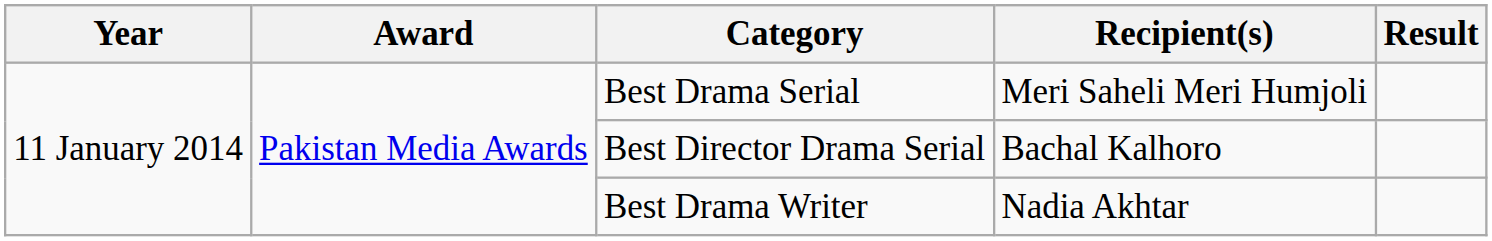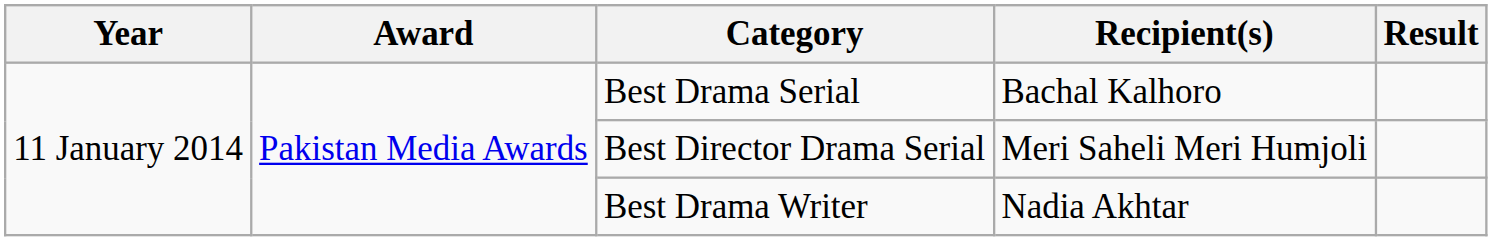(1184, 91) Meri Saheli Meri Humjoli -> (1112, 91) Bachal Kalhoro
(1112, 148) Bachal Kalhoro -> (1184, 148) Meri Saheli Meri Humjoli
